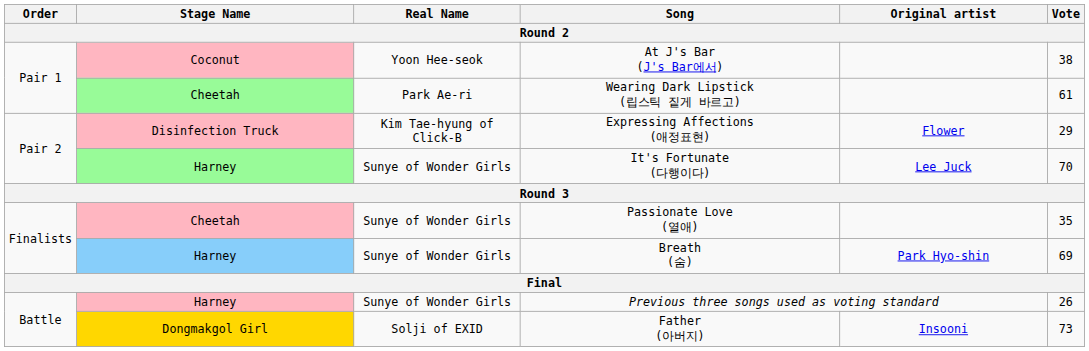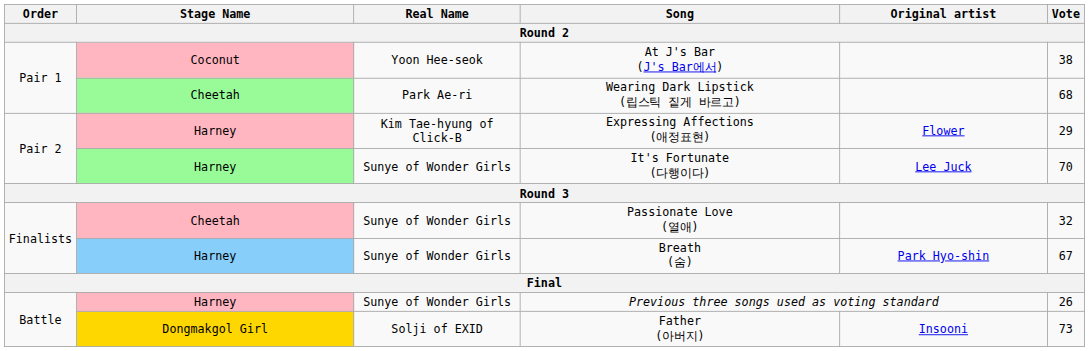(1066, 95) 61 -> (1066, 95) 68
(215, 131) Disinfection Truck -> (215, 131) Harney
(1066, 220) 35 -> (1066, 220) 32
(1066, 256) 69 -> (1066, 256) 67
